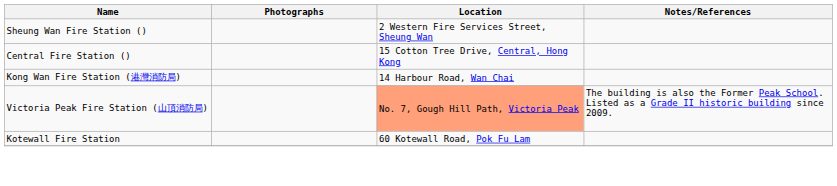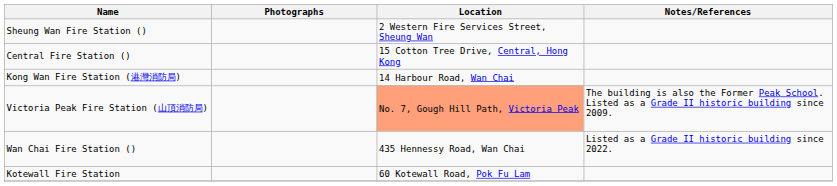+ row: (71, 149)
